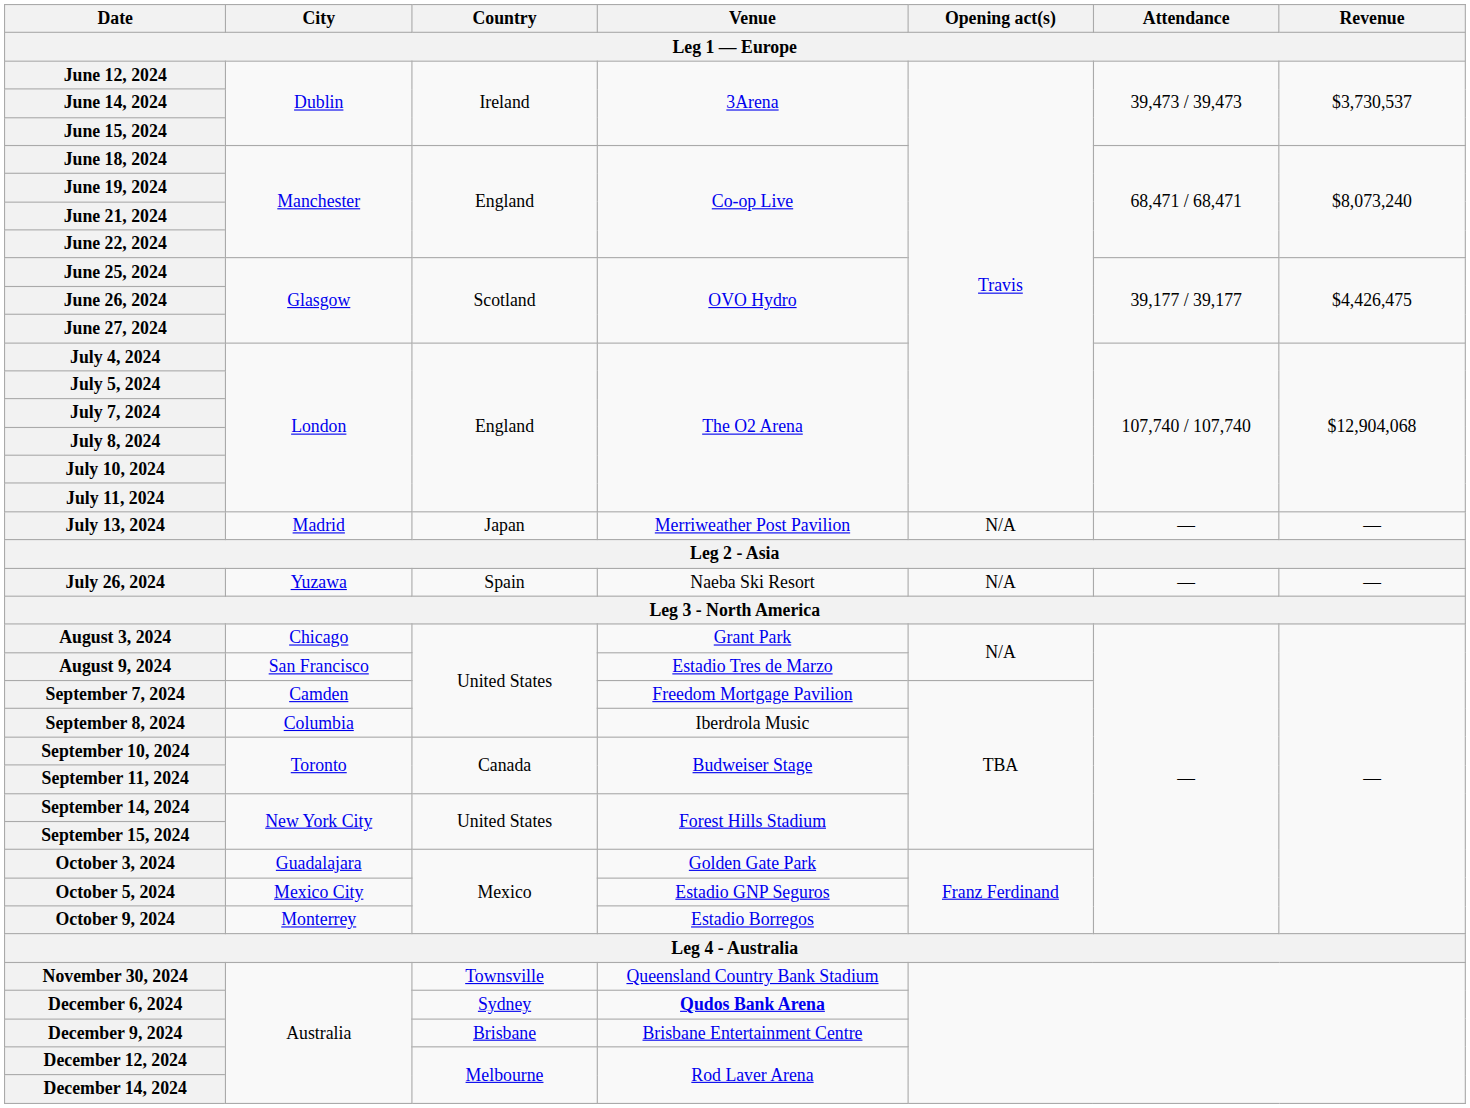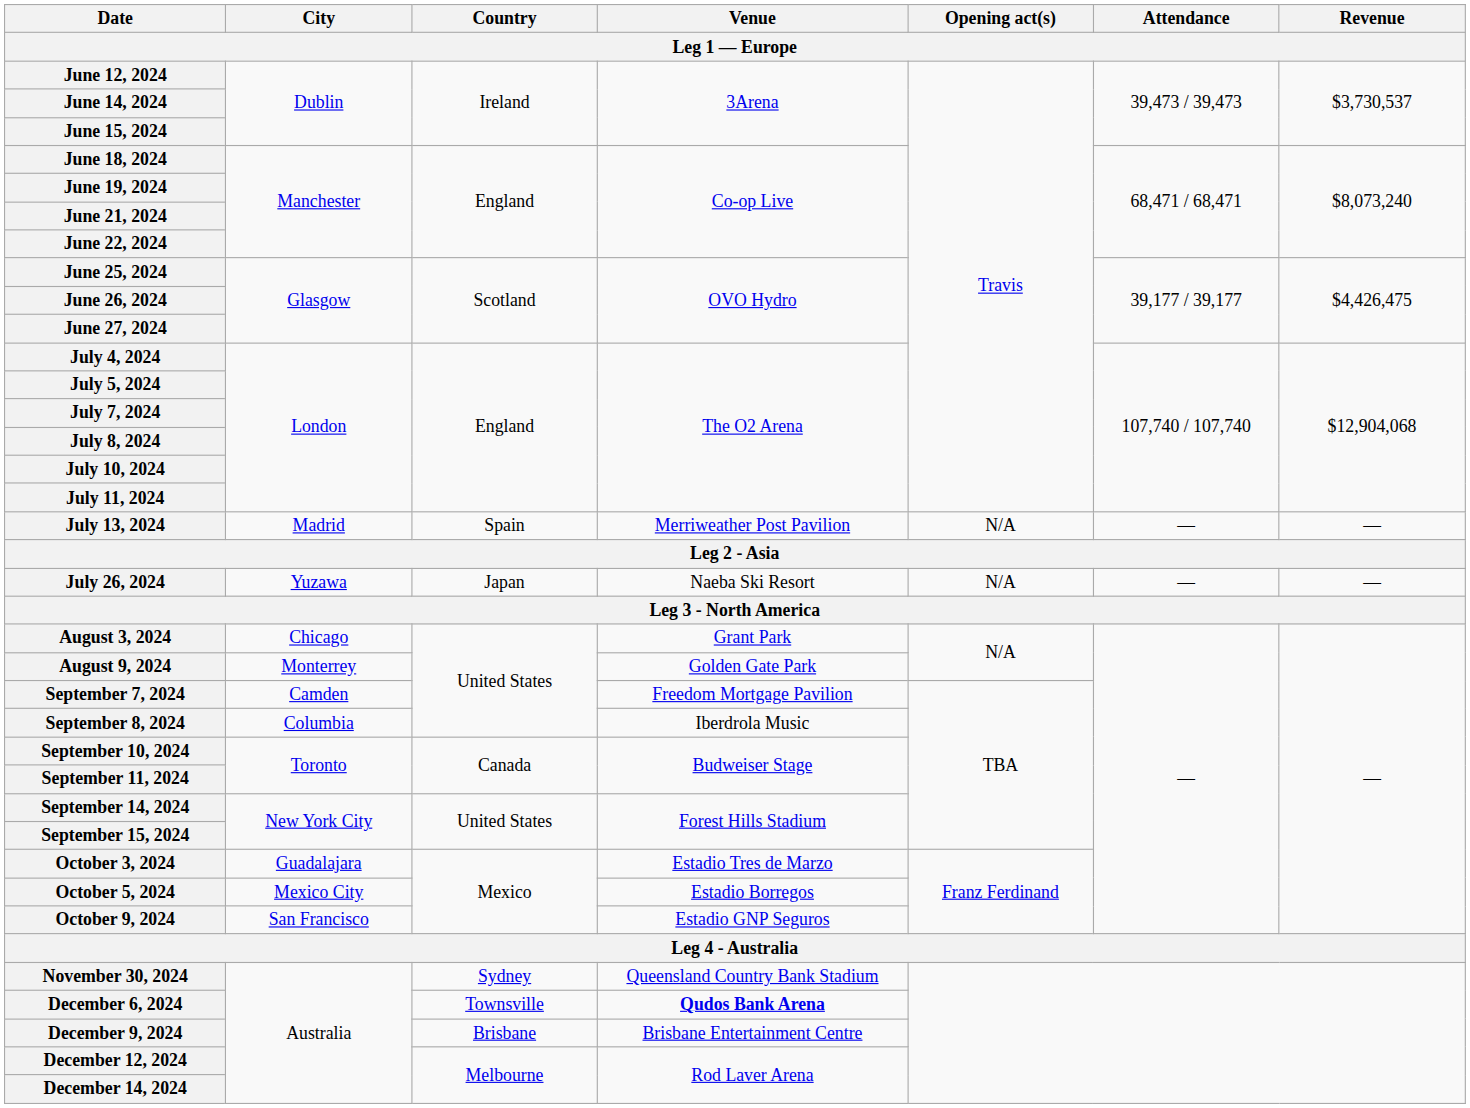(505, 525) Japan -> (505, 525) Spain
(505, 581) Spain -> (505, 581) Japan
(319, 666) San Francisco -> (319, 666) Monterrey
(752, 666) Estadio Tres de Marzo -> (752, 666) Golden Gate Park
(752, 863) Golden Gate Park -> (752, 863) Estadio Tres de Marzo
(752, 891) Estadio GNP Seguros -> (752, 891) Estadio Borregos
(319, 919) Monterrey -> (319, 919) San Francisco
(752, 919) Estadio Borregos -> (752, 919) Estadio GNP Seguros
(505, 976) Townsville -> (505, 976) Sydney
(505, 1004) Sydney -> (505, 1004) Townsville
